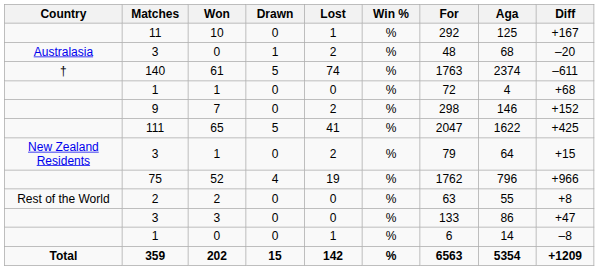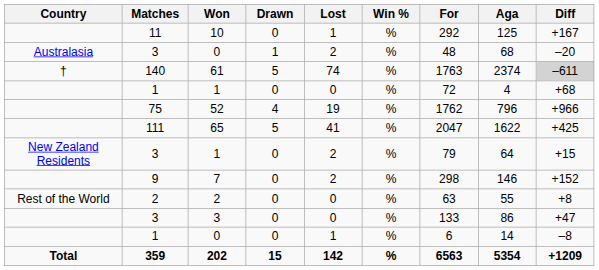(565, 71) no background -> (565, 71) lightgrey background
rows swapped: (155, 179) <-> (155, 109)
